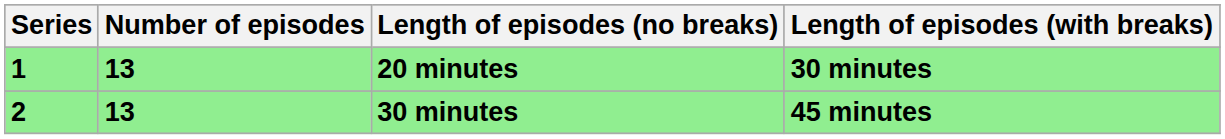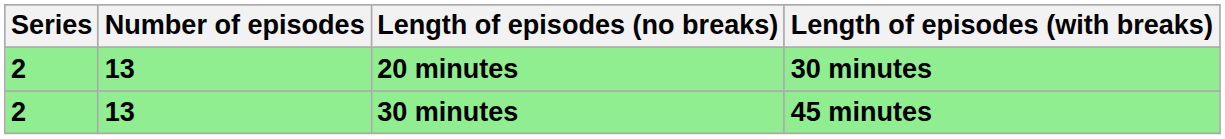(19, 68) 1 -> (19, 68) 2
